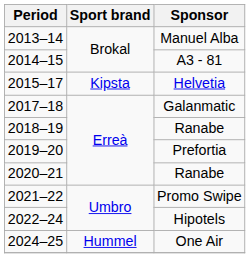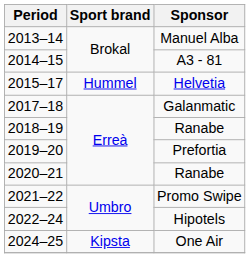(110, 83) Kipsta -> (110, 83) Hummel
(110, 241) Hummel -> (110, 241) Kipsta
